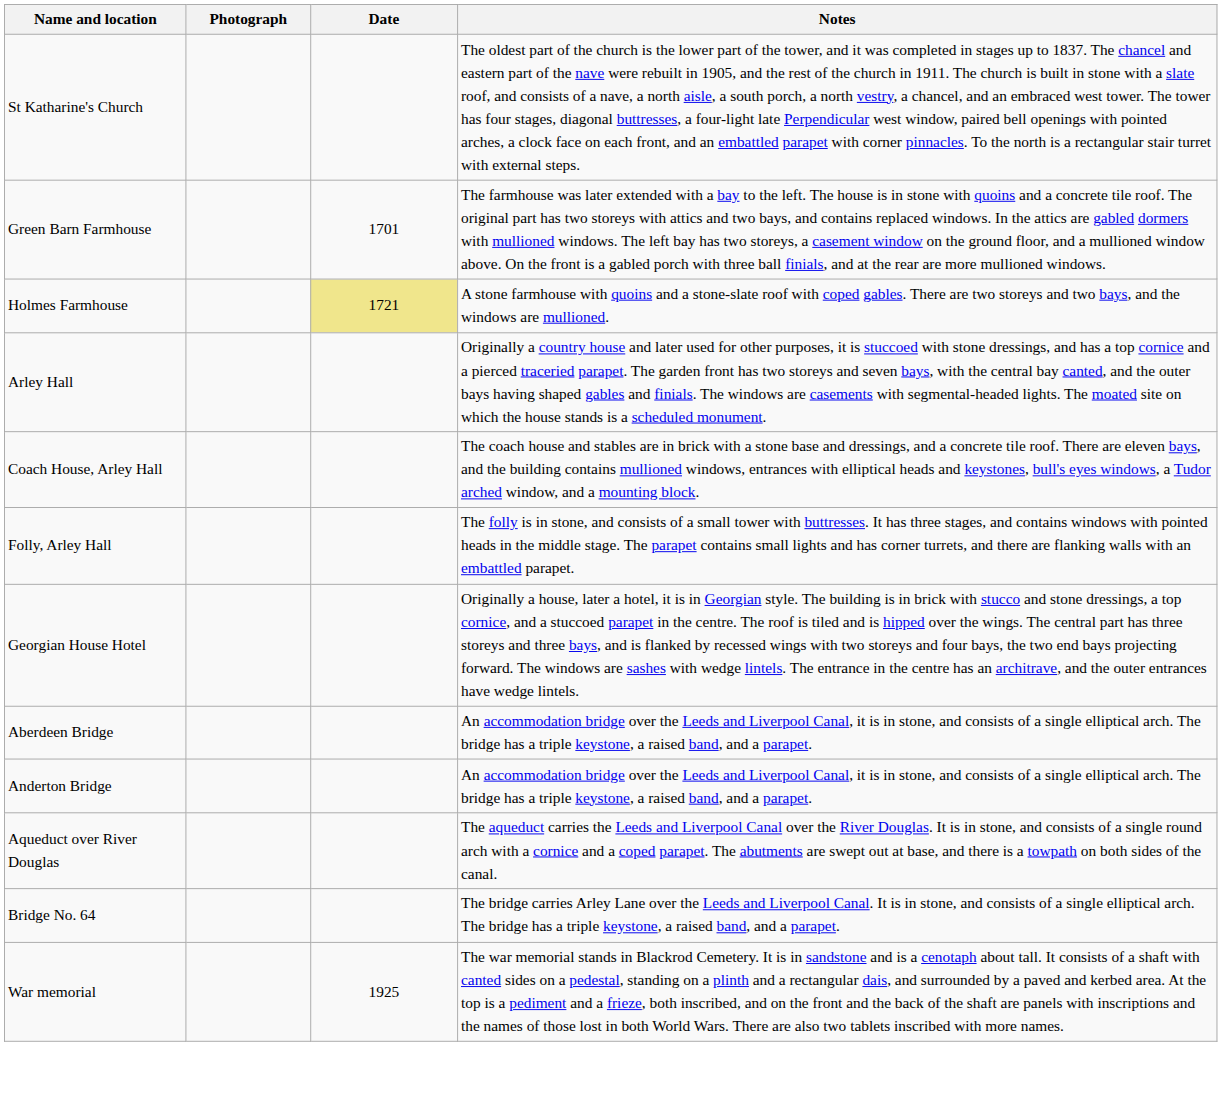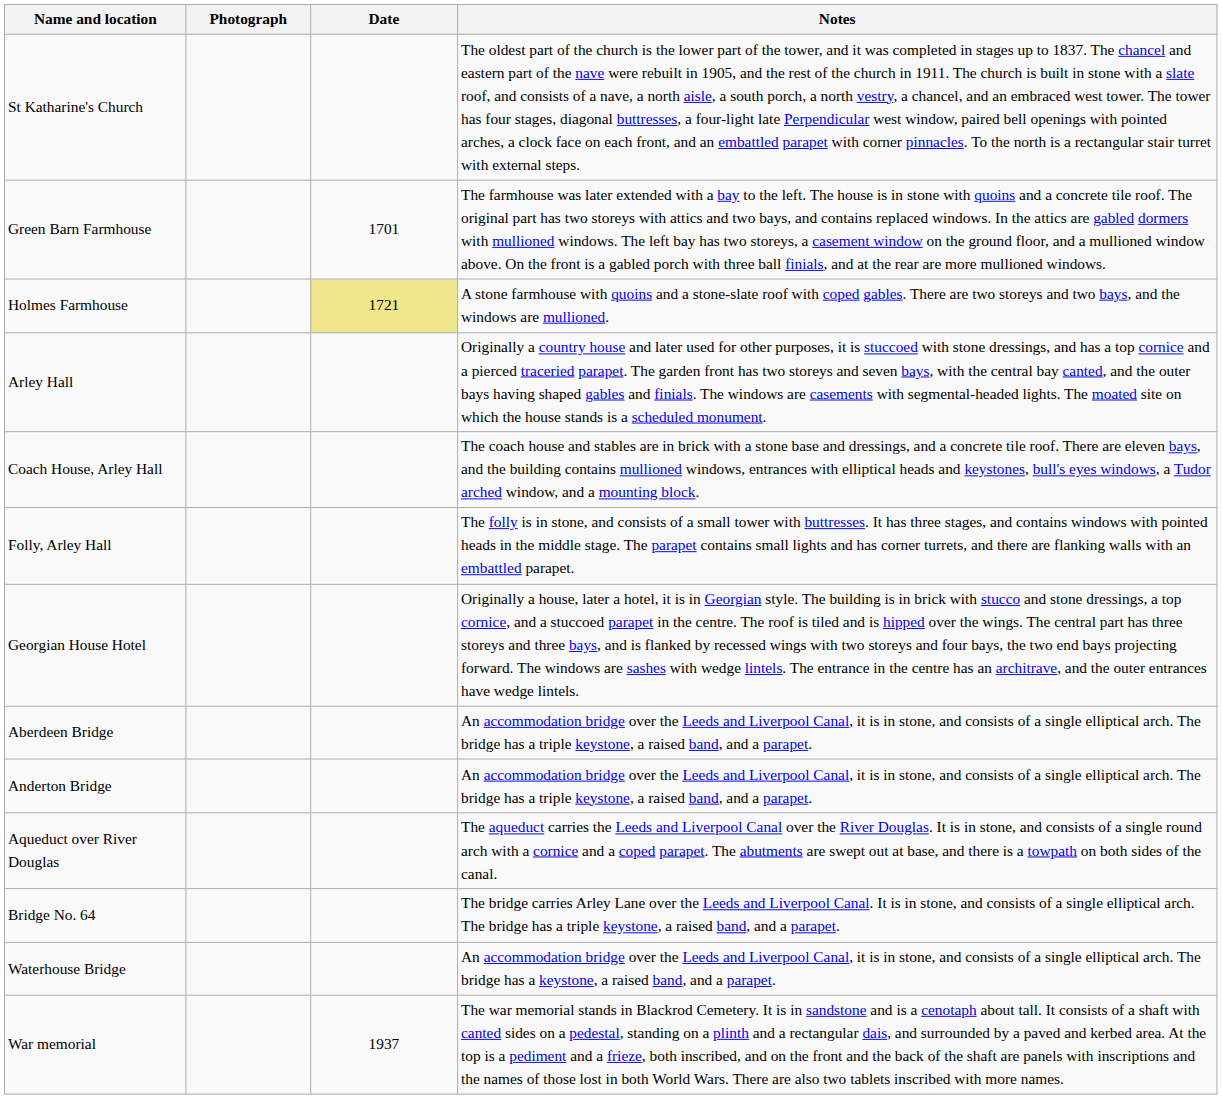+ row: (67, 968)
(384, 991) 1925 -> (384, 1044) 1937
